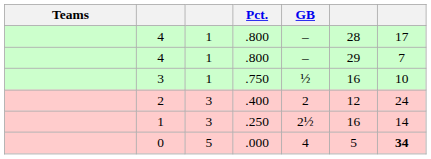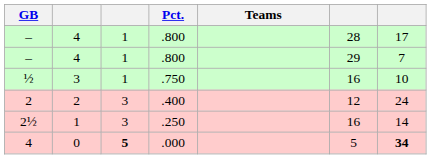columns swapped: (71, 15) <-> (305, 15)
(209, 143) normal -> (125, 143) bold
